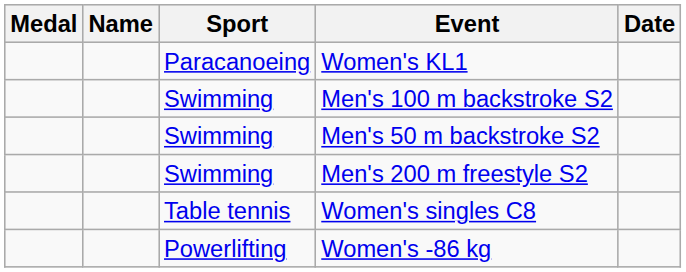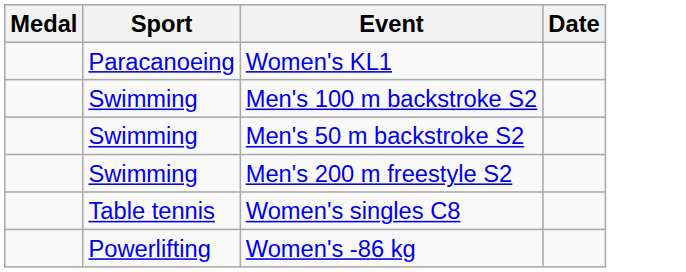- column: (121, 24)
